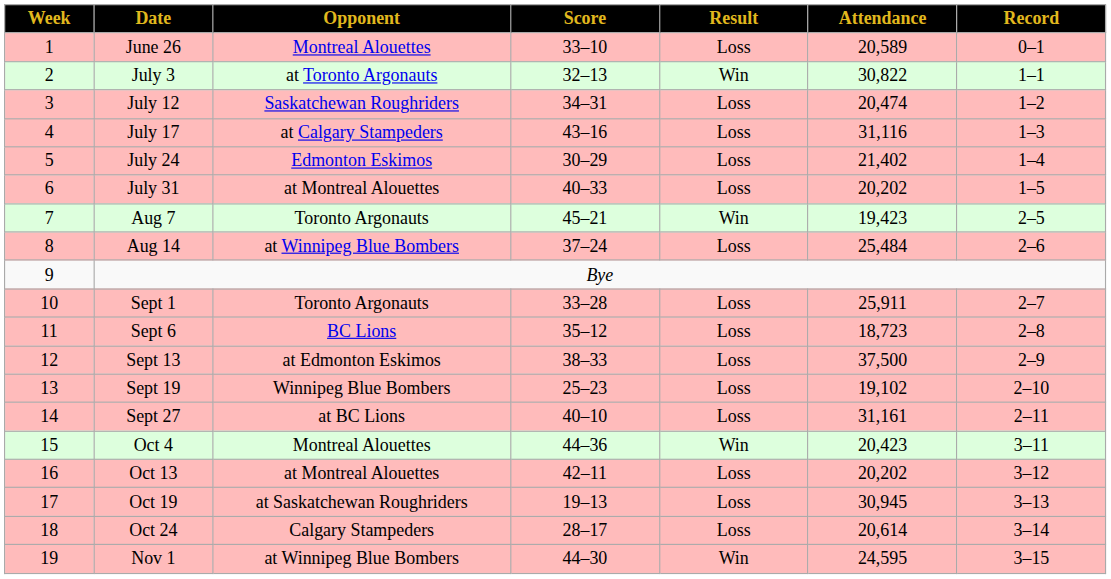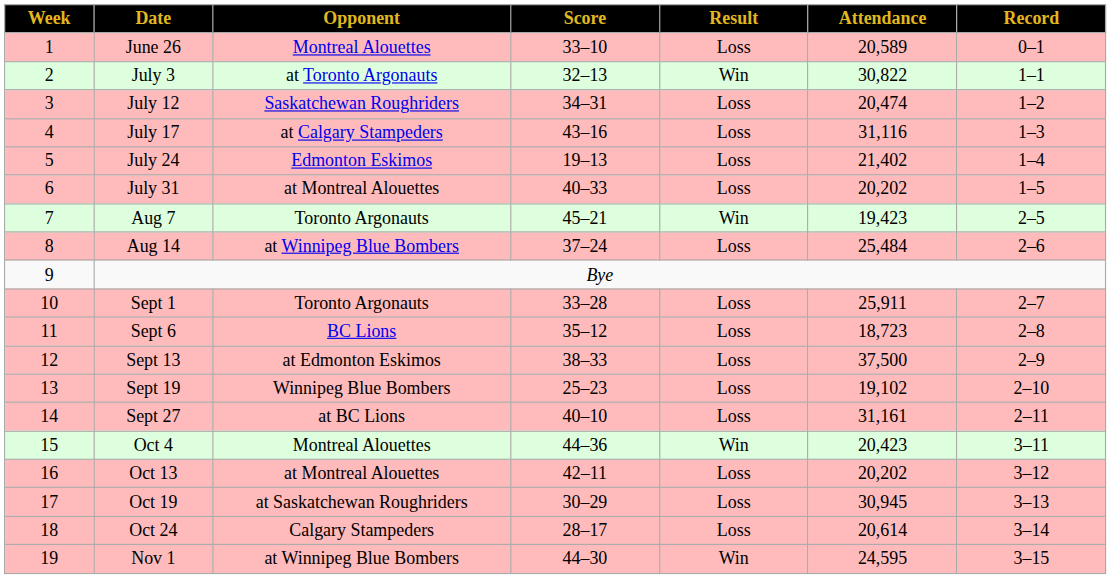(585, 160) 30–29 -> (585, 160) 19–13
(585, 501) 19–13 -> (585, 501) 30–29
